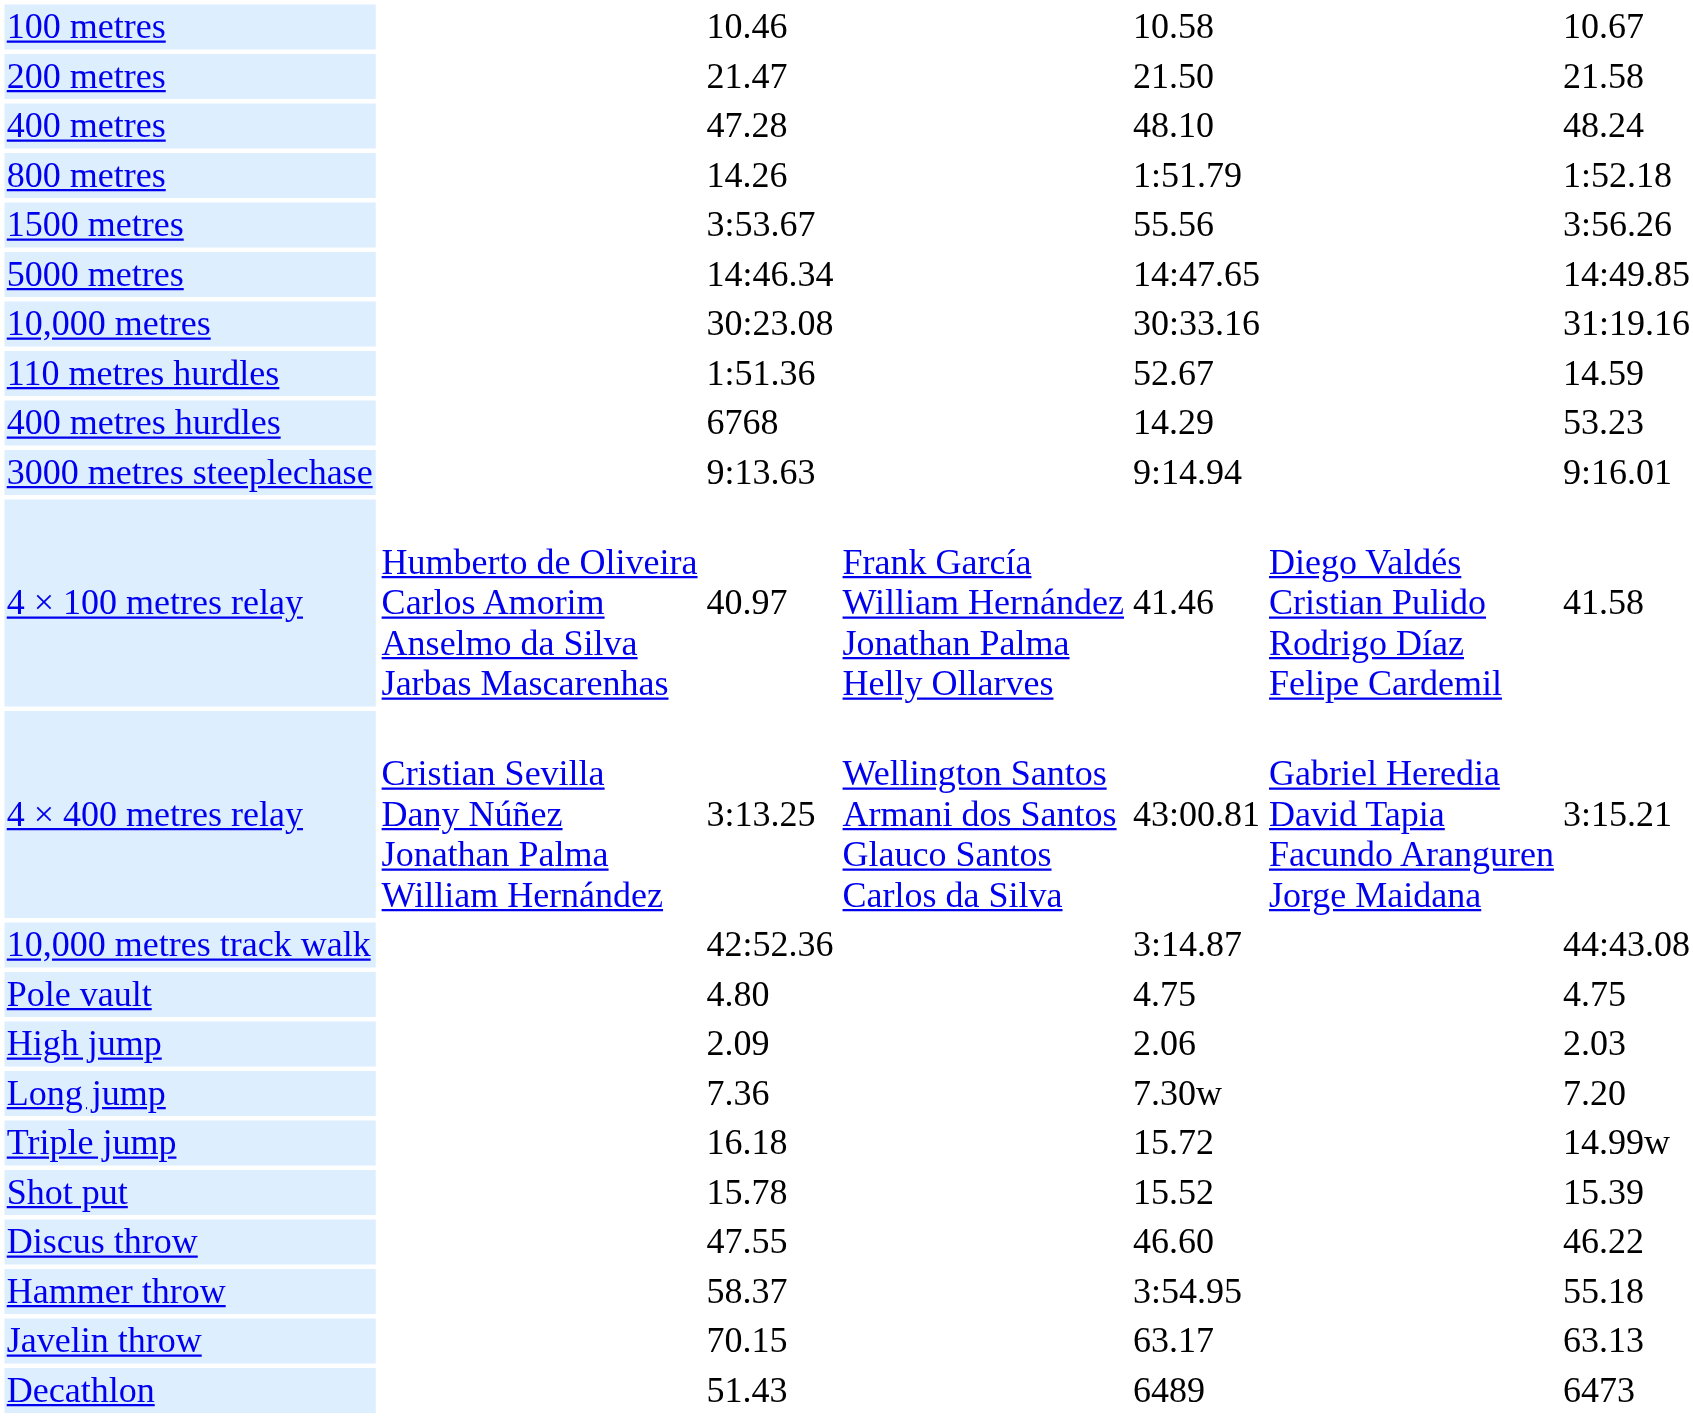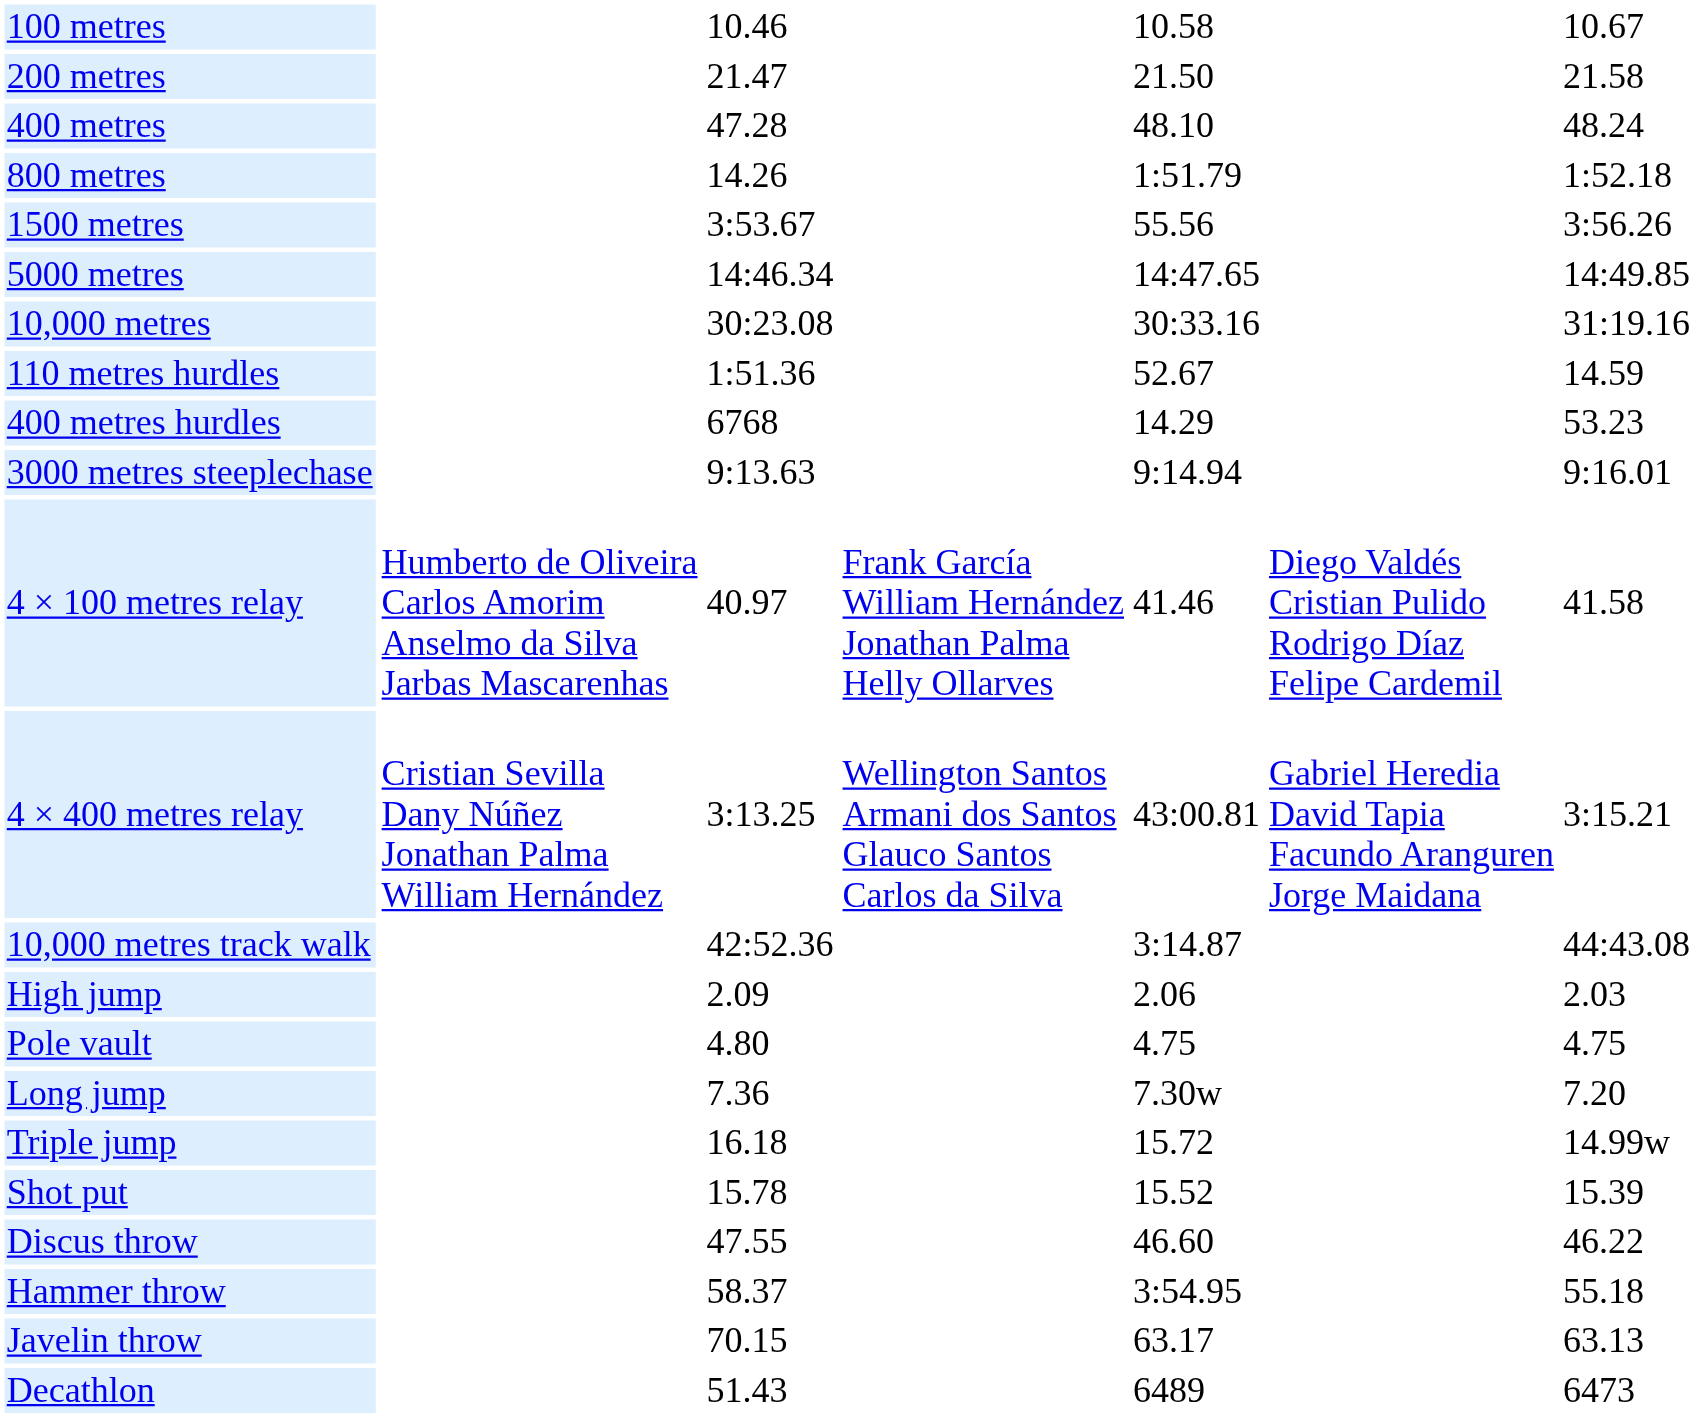rows swapped: (84, 1043) <-> (79, 993)
